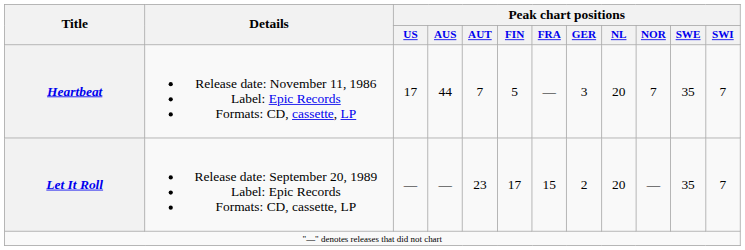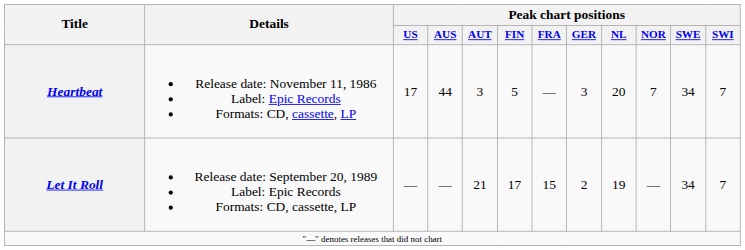(480, 91) 7 -> (480, 91) 3
(688, 91) 35 -> (688, 91) 34
(480, 184) 23 -> (480, 184) 21
(619, 184) 20 -> (619, 184) 19
(688, 184) 35 -> (688, 184) 34
